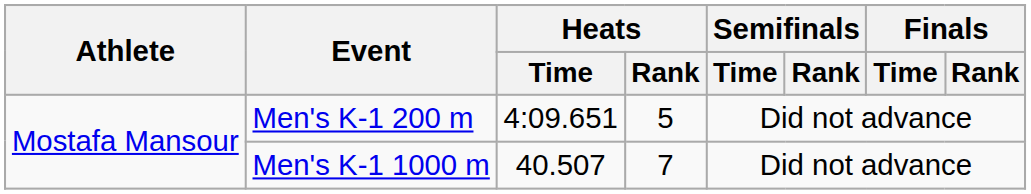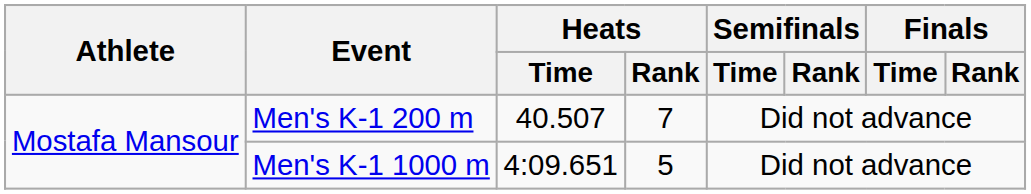(561, 119) 4:09.651 -> (561, 119) 40.507
(665, 119) 5 -> (665, 119) 7
(561, 165) 40.507 -> (561, 165) 4:09.651
(665, 165) 7 -> (665, 165) 5
